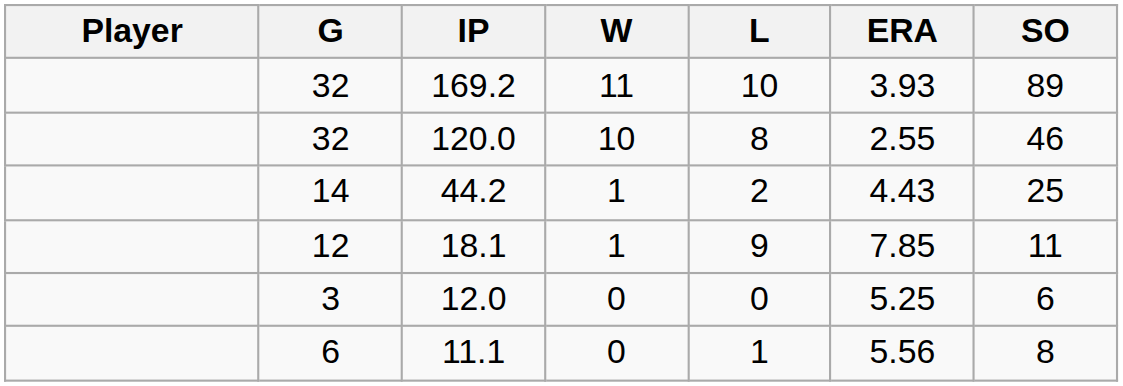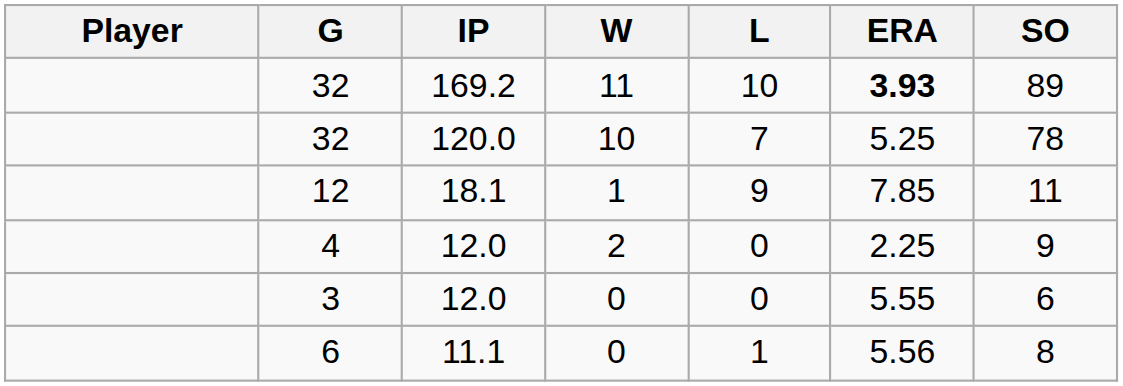(902, 84) normal -> (902, 84) bold
(759, 138) 8 -> (759, 138) 7
(902, 138) 2.55 -> (902, 138) 5.25
(1045, 138) 46 -> (1045, 138) 78
- row: (331, 191)
+ row: (331, 245)
(902, 298) 5.25 -> (902, 298) 5.55
